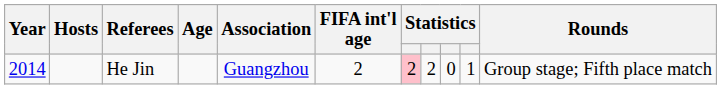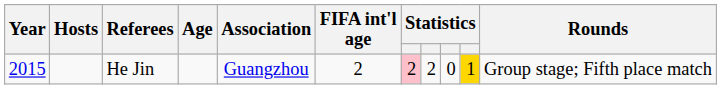(27, 68) 2014 -> (27, 68) 2015
(471, 68) no background -> (471, 68) gold background
